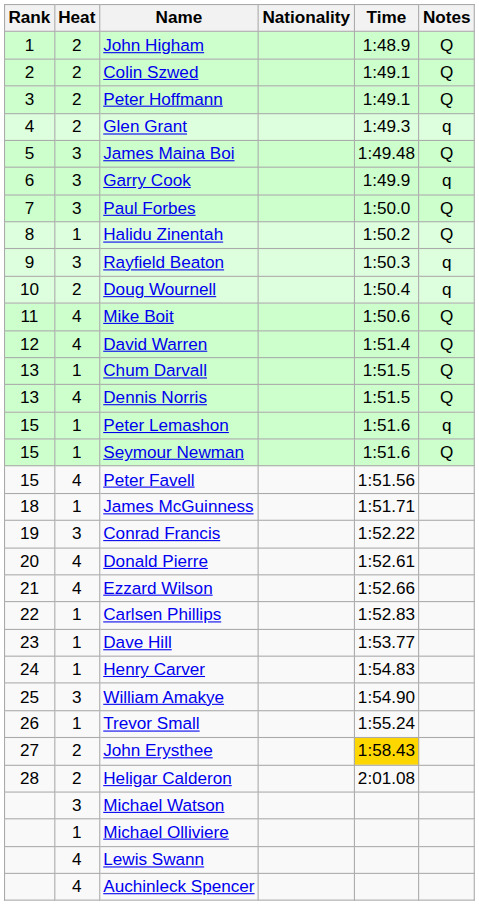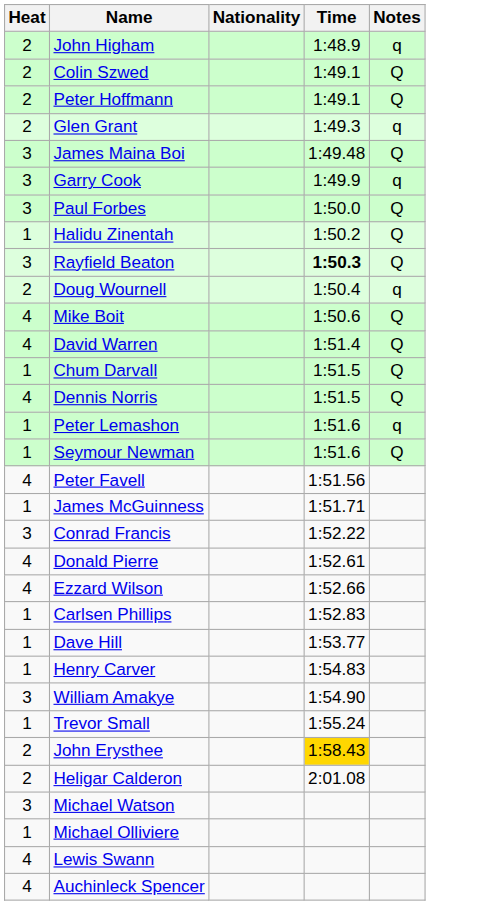- column: (29, 18)
(447, 45) Q -> (397, 45) q
(386, 262) normal -> (337, 262) bold
(447, 262) q -> (397, 262) Q
